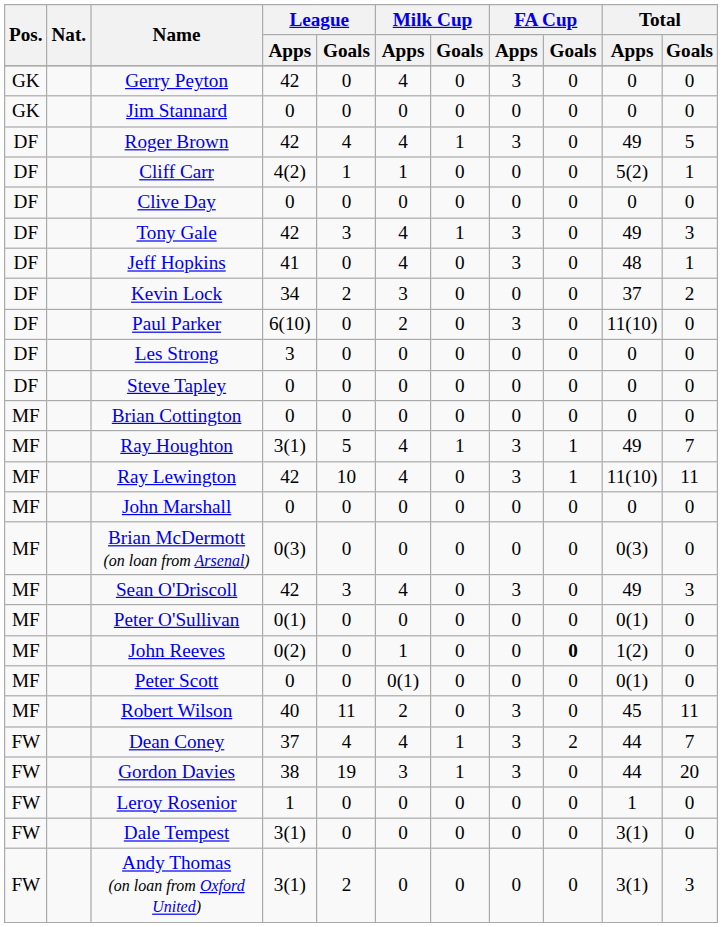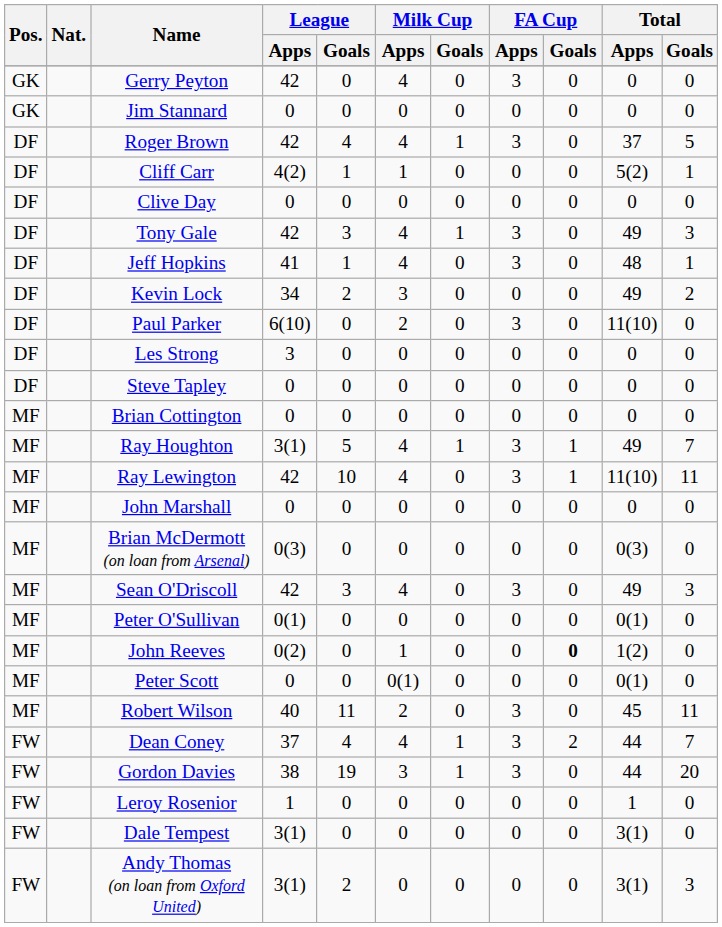(632, 141) 49 -> (632, 141) 37
(346, 263) 0 -> (346, 263) 1
(632, 293) 37 -> (632, 293) 49
